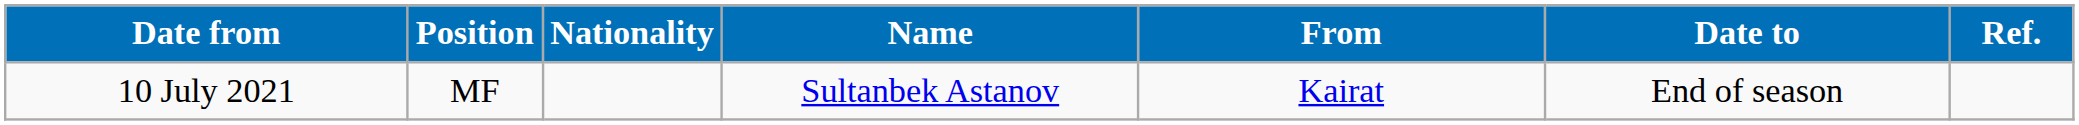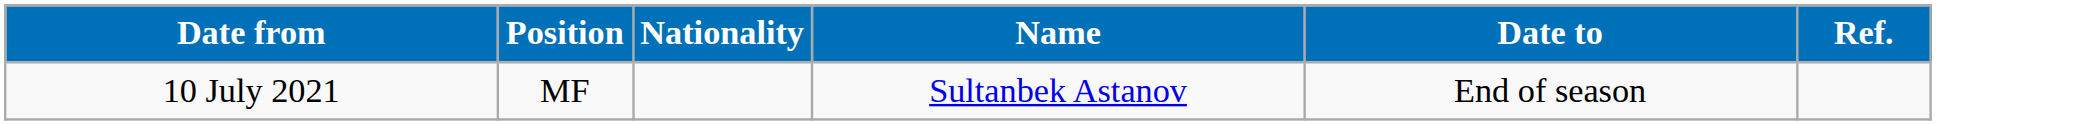- column: (1341, 33)
